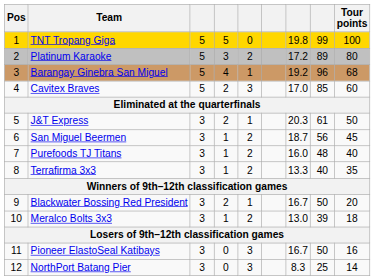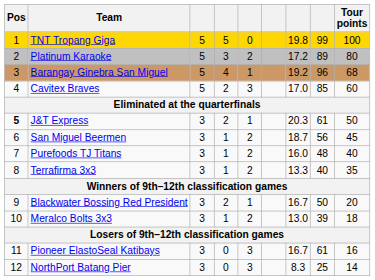(16, 121) normal -> (16, 121) bold
(322, 251) 50 -> (322, 251) 61
